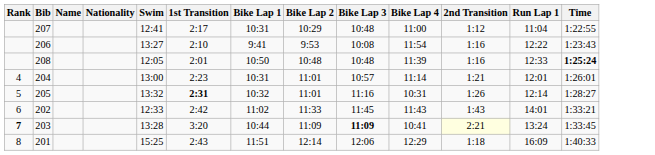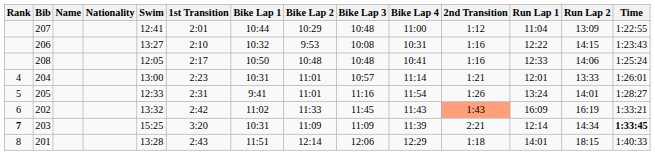+ column: (587, 12)
(199, 28) 2:17 -> (199, 28) 2:01
(257, 28) 10:31 -> (257, 28) 10:44
(257, 45) 9:41 -> (257, 45) 10:32
(415, 45) 11:54 -> (415, 45) 10:31
(199, 61) 2:01 -> (199, 61) 2:17
(415, 61) 11:39 -> (415, 61) 10:41
(580, 61) bold -> (631, 61) normal
(152, 93) 13:32 -> (152, 93) 12:33
(199, 93) bold -> (199, 93) normal
(257, 93) 10:32 -> (257, 93) 9:41
(415, 93) 10:31 -> (415, 93) 11:54
(536, 93) 12:14 -> (536, 93) 13:24
(152, 110) 12:33 -> (152, 110) 13:32
(476, 110) no background -> (476, 110) lightsalmon background
(536, 110) 14:01 -> (536, 110) 16:09
(152, 126) 13:28 -> (152, 126) 15:25
(257, 126) 10:44 -> (257, 126) 10:31
(362, 126) bold -> (362, 126) normal
(415, 126) 10:41 -> (415, 126) 11:39
(476, 126) lightyellow background -> (476, 126) no background
(536, 126) 13:24 -> (536, 126) 12:14
(580, 126) normal -> (631, 126) bold
(152, 142) 15:25 -> (152, 142) 13:28
(536, 142) 16:09 -> (536, 142) 14:01
